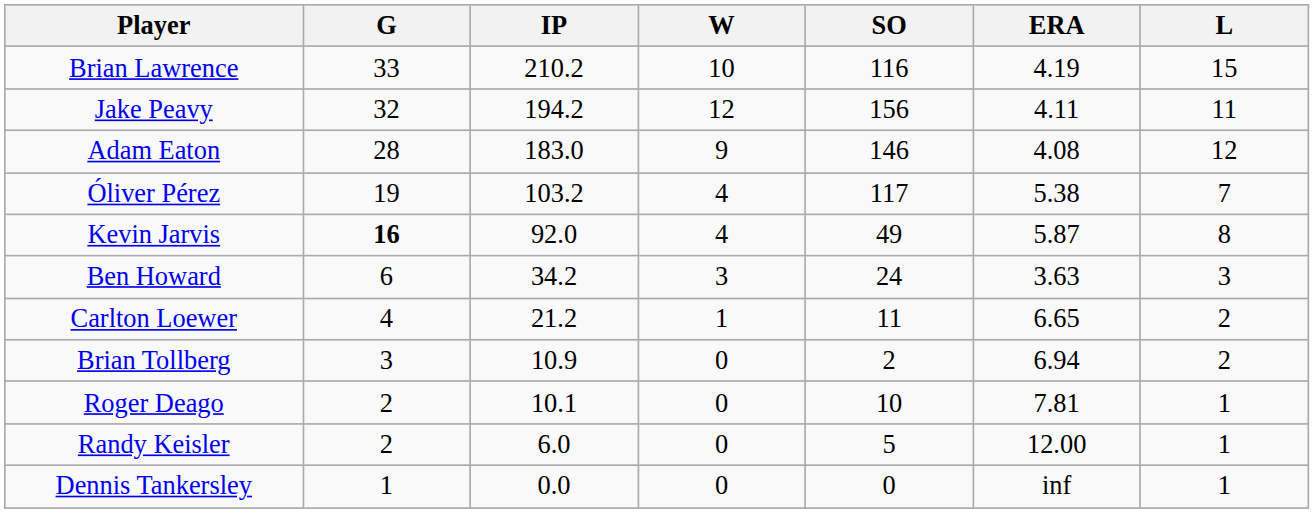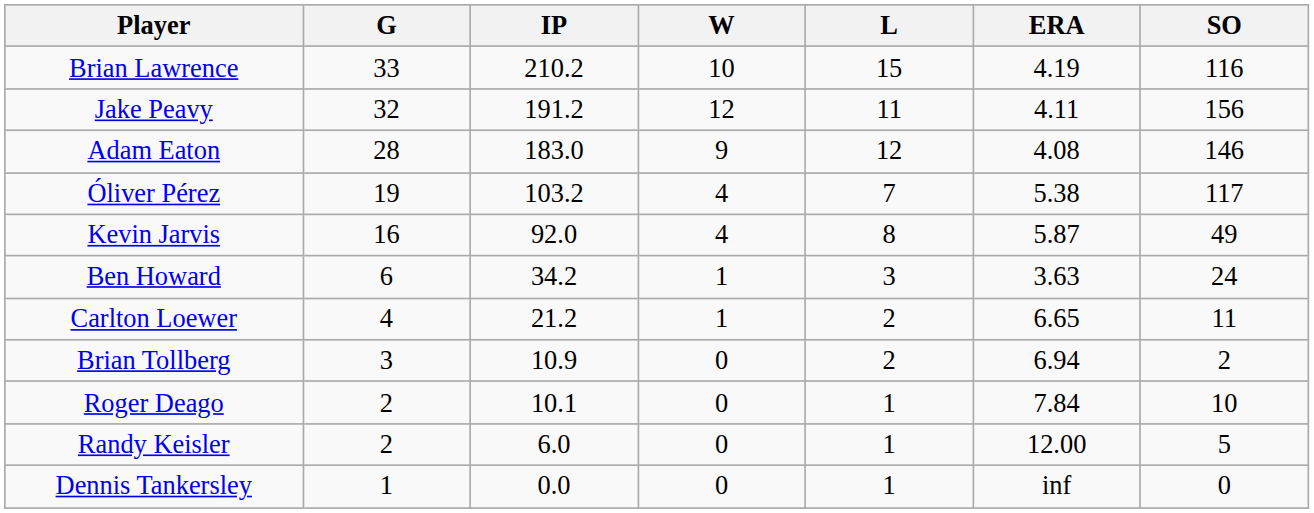columns swapped: (1224, 25) <-> (889, 25)
(554, 109) 194.2 -> (554, 109) 191.2
(386, 234) bold -> (386, 234) normal
(722, 276) 3 -> (722, 276) 1
(1057, 402) 7.81 -> (1057, 402) 7.84
